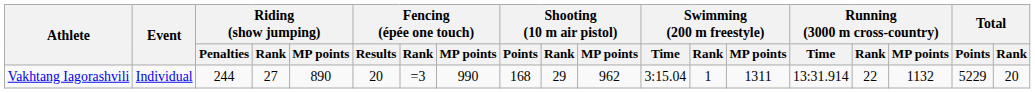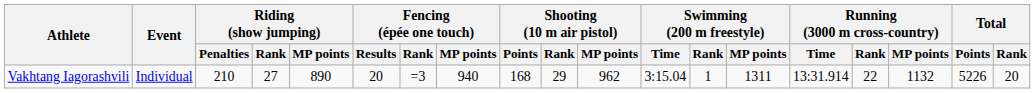(224, 76) 244 -> (224, 76) 210
(468, 76) 990 -> (468, 76) 940
(973, 76) 5229 -> (973, 76) 5226
